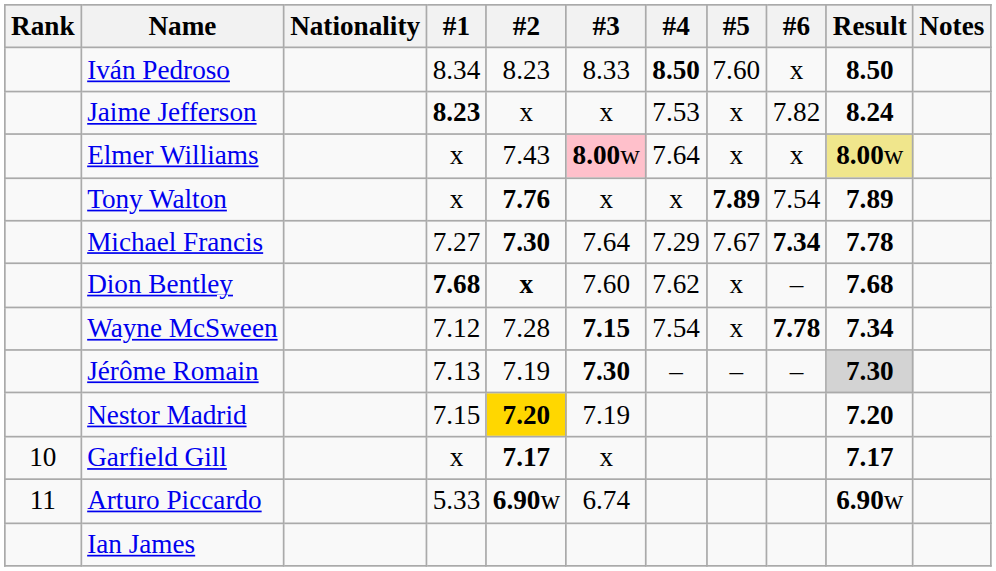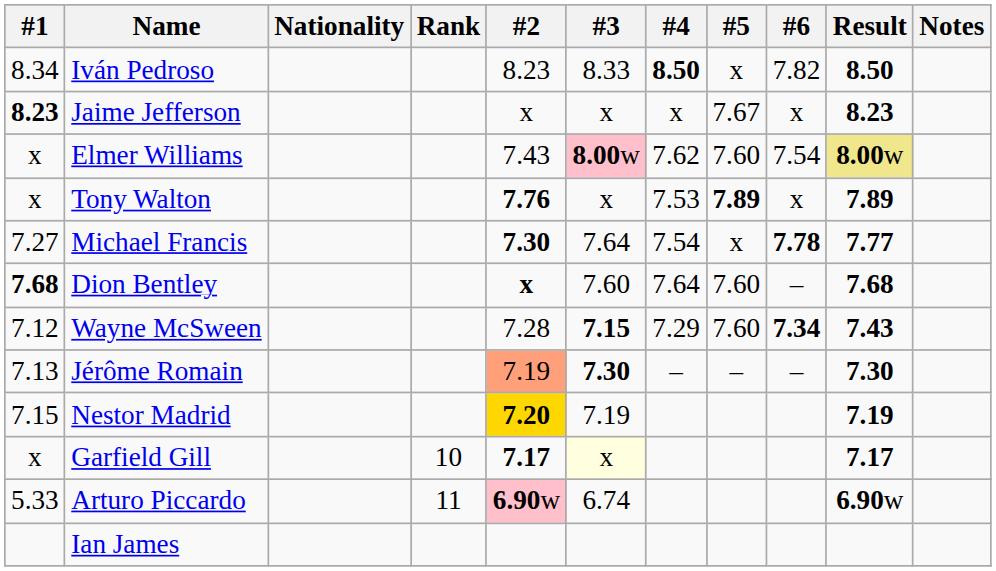columns swapped: (43, 26) <-> (456, 26)
(736, 69) 7.60 -> (736, 69) x
(796, 69) x -> (796, 69) 7.82
(676, 112) 7.53 -> (676, 112) x
(736, 112) x -> (736, 112) 7.67
(796, 112) 7.82 -> (796, 112) x
(870, 112) 8.24 -> (870, 112) 8.23
(676, 155) 7.64 -> (676, 155) 7.62
(736, 155) x -> (736, 155) 7.60
(796, 155) x -> (796, 155) 7.54
(676, 198) x -> (676, 198) 7.53
(796, 198) 7.54 -> (796, 198) x
(676, 241) 7.29 -> (676, 241) 7.54
(736, 241) 7.67 -> (736, 241) x
(796, 241) 7.34 -> (796, 241) 7.78
(870, 241) 7.78 -> (870, 241) 7.77
(676, 284) 7.62 -> (676, 284) 7.64
(736, 284) x -> (736, 284) 7.60
(676, 328) 7.54 -> (676, 328) 7.29
(736, 328) x -> (736, 328) 7.60
(796, 328) 7.78 -> (796, 328) 7.34
(870, 328) 7.34 -> (870, 328) 7.43
(526, 371) no background -> (526, 371) lightsalmon background
(870, 371) lightgrey background -> (870, 371) no background
(870, 414) 7.20 -> (870, 414) 7.19
(606, 457) no background -> (606, 457) lightyellow background
(526, 500) no background -> (526, 500) pink background
